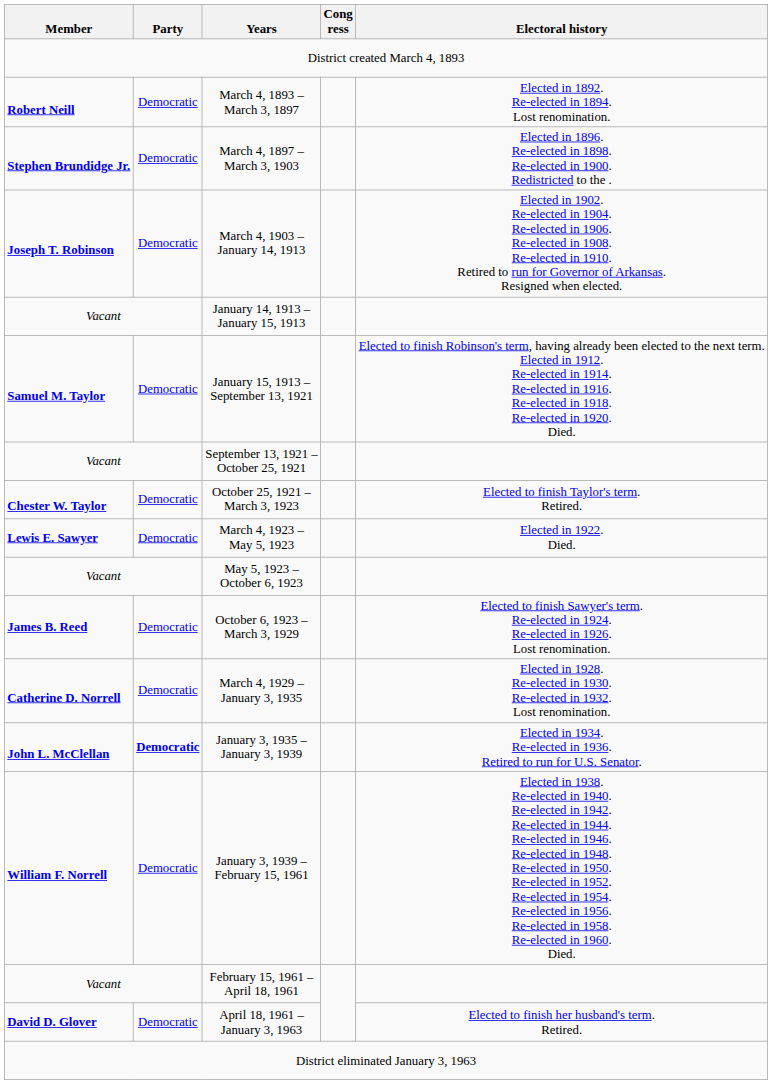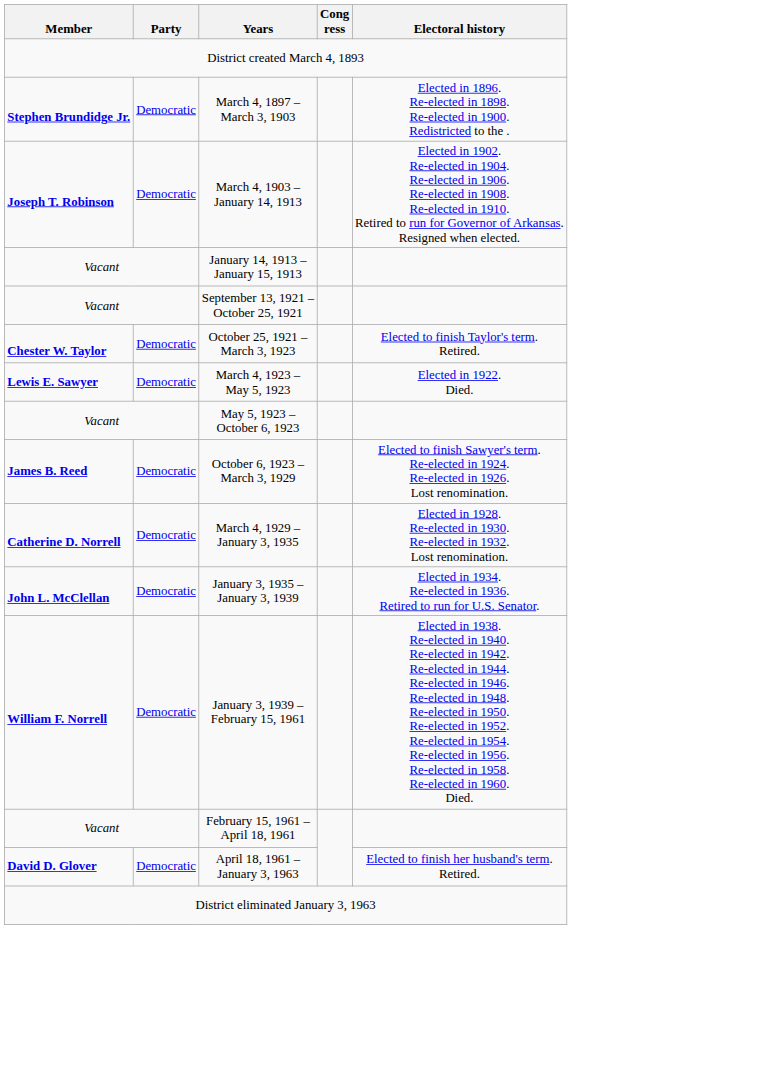- row: (262, 102)
- row: (262, 388)
(168, 747) bold -> (166, 591) normal
